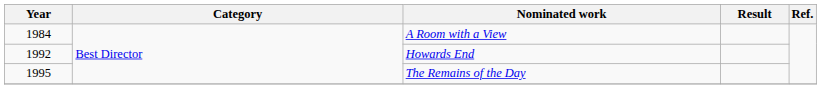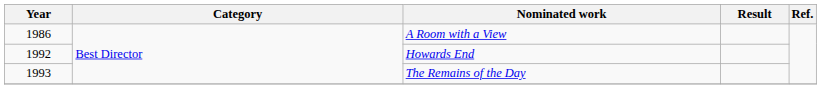(38, 34) 1984 -> (38, 34) 1986
(38, 73) 1995 -> (38, 73) 1993
